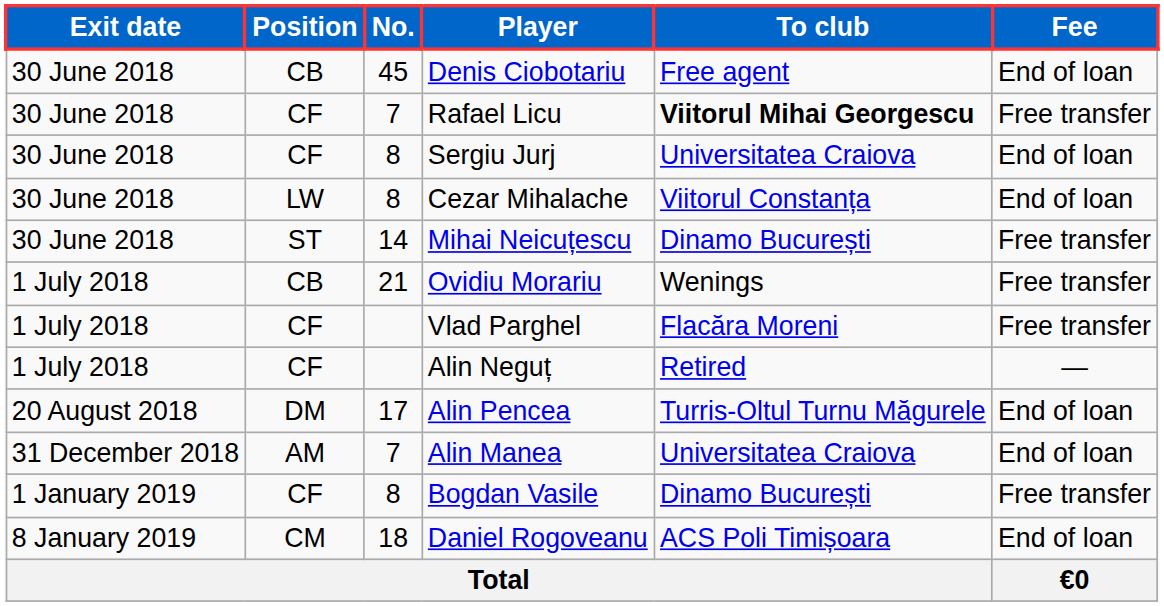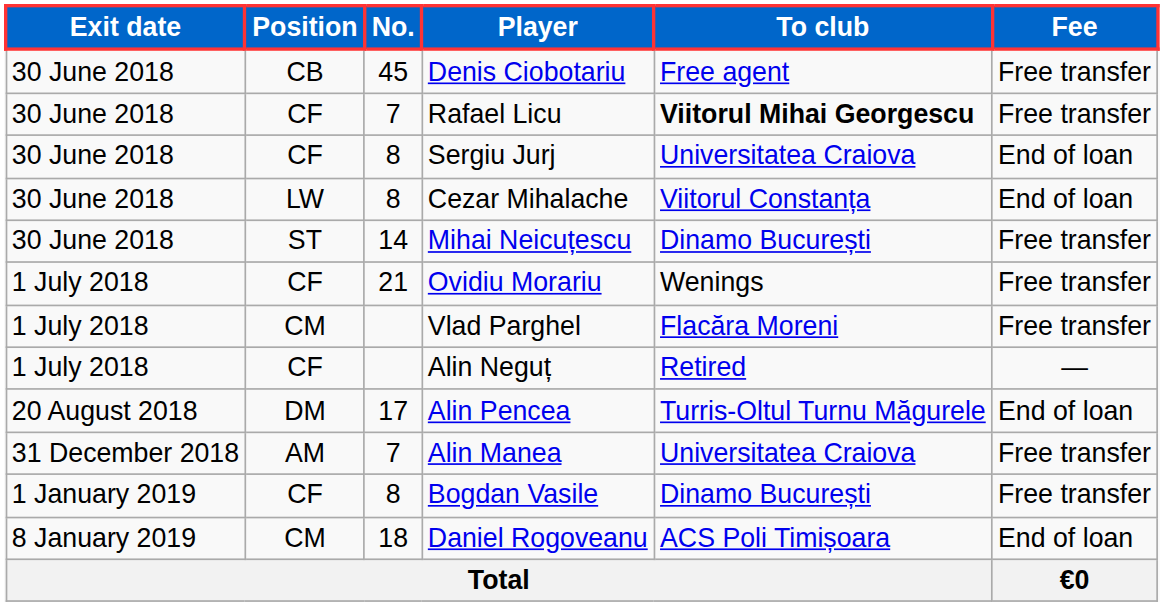(1066, 71) End of loan -> (1075, 71) Free transfer
(305, 283) CB -> (305, 283) CF
(305, 325) CF -> (305, 325) CM
(1066, 452) End of loan -> (1075, 452) Free transfer
